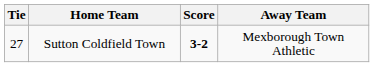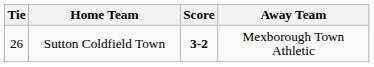(17, 43) 27 -> (17, 43) 26
